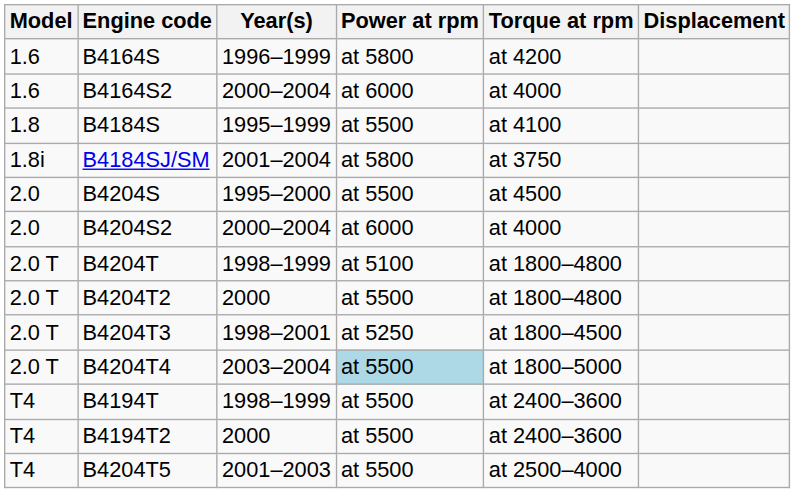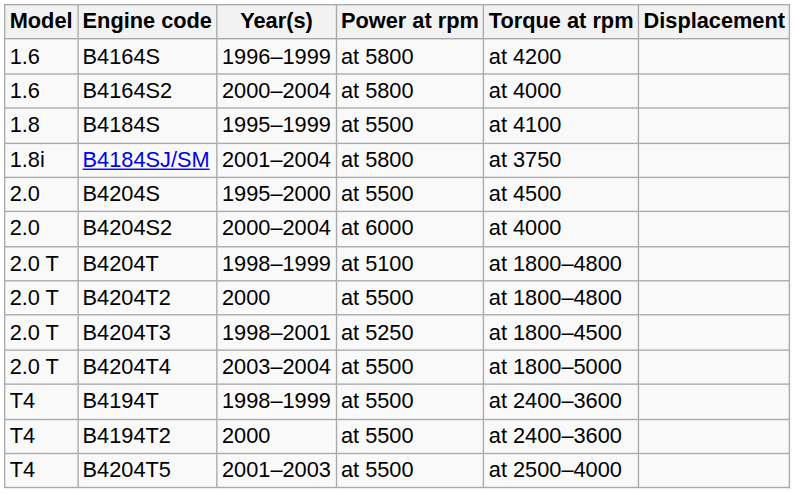(377, 90) at 6000 -> (377, 90) at 5800
(377, 366) lightblue background -> (377, 366) no background
